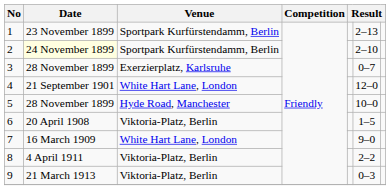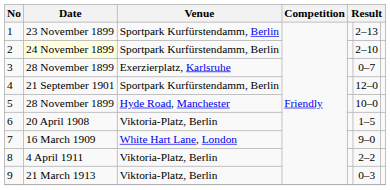(178, 85) White Hart Lane, London -> (199, 85) Sportpark Kurfürstendamm, Berlin
